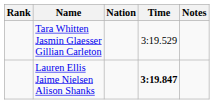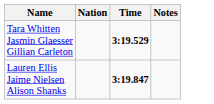- column: (19, 12)
(159, 40) normal -> (130, 40) bold
